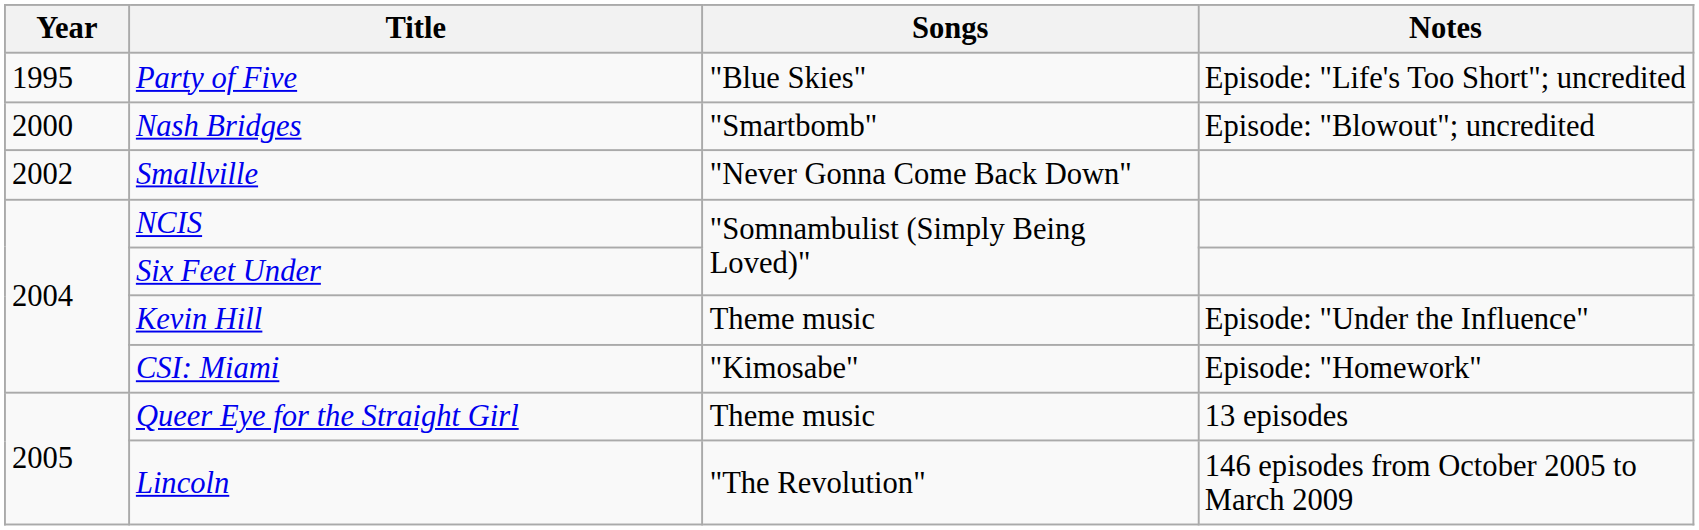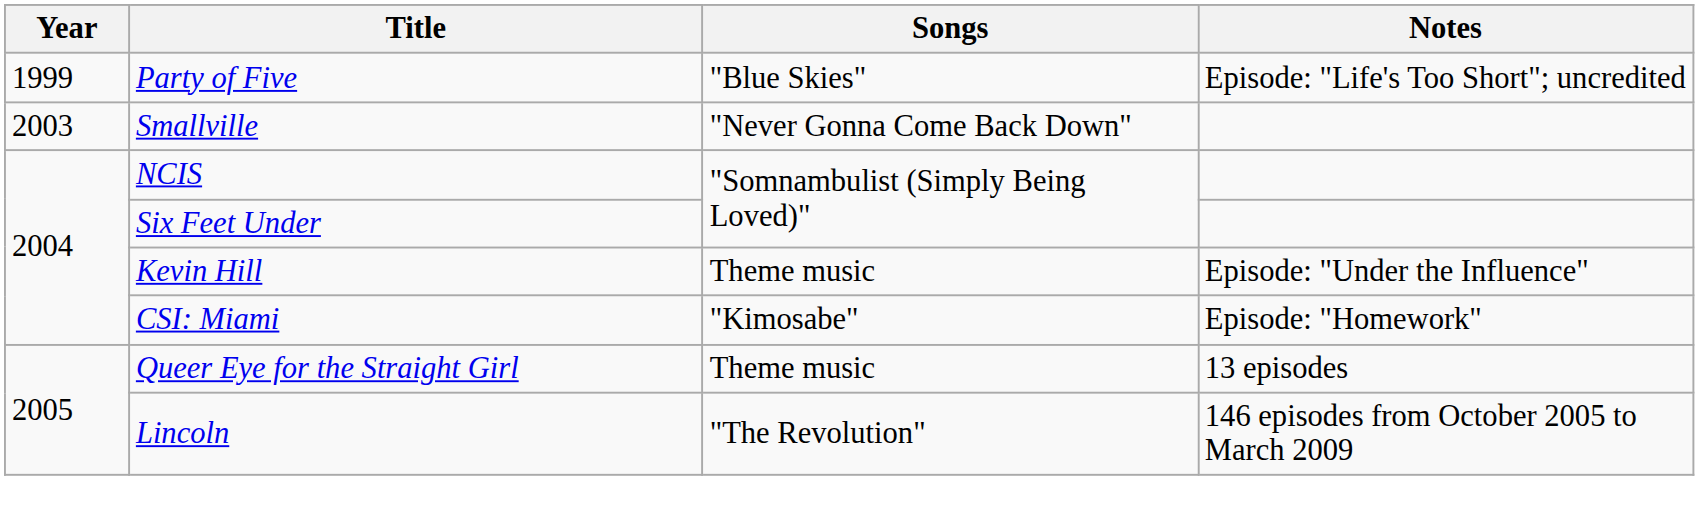(43, 77) 1995 -> (43, 77) 1999
- row: (219, 125)
(43, 174) 2002 -> (43, 125) 2003
